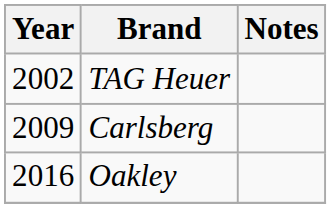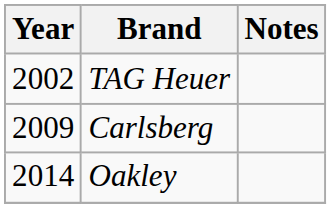(43, 176) 2016 -> (43, 176) 2014
